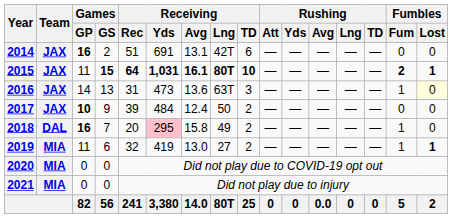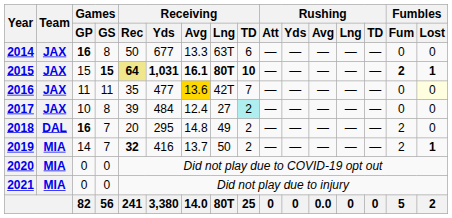(107, 52) 2 -> (107, 52) 8
(132, 52) 51 -> (132, 52) 50
(164, 52) 691 -> (164, 52) 677
(196, 52) 13.1 -> (196, 52) 13.3
(224, 52) 42T -> (224, 52) 63T
(84, 71) 11 -> (84, 71) 15
(132, 71) no background -> (132, 71) khaki background
(84, 90) 14 -> (84, 90) 11
(107, 90) 13 -> (107, 90) 11
(132, 90) 31 -> (132, 90) 35
(164, 90) 473 -> (164, 90) 477
(196, 90) no background -> (196, 90) gold background
(224, 90) 63T -> (224, 90) 42T
(249, 90) 3 -> (249, 90) 7
(401, 90) 1 -> (401, 90) 0
(84, 109) bold -> (84, 109) normal
(107, 109) 9 -> (107, 109) 8
(224, 109) 50 -> (224, 109) 27
(249, 109) no background -> (249, 109) paleturquoise background
(164, 128) pink background -> (164, 128) no background
(196, 128) 15.8 -> (196, 128) 14.8
(401, 128) 1 -> (401, 128) 2
(84, 147) 11 -> (84, 147) 14
(107, 147) 6 -> (107, 147) 7
(132, 147) normal -> (132, 147) bold
(164, 147) 419 -> (164, 147) 416
(196, 147) 13.0 -> (196, 147) 13.7
(224, 147) 27 -> (224, 147) 50
(401, 147) 1 -> (401, 147) 2
